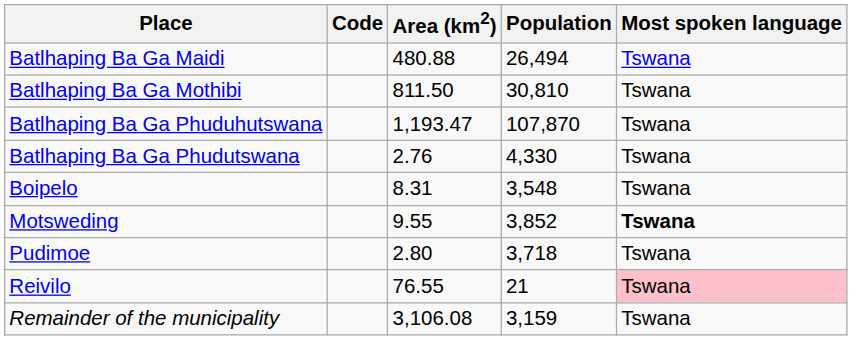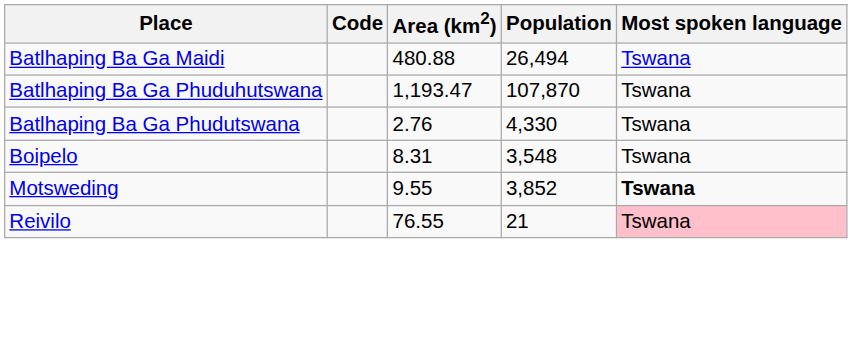- row: (125, 91)
- row: (50, 253)
- row: (144, 318)
